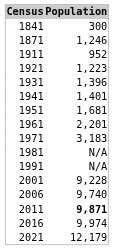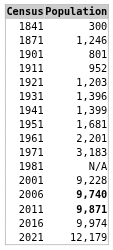+ row: (31, 54)
(92, 68) 1,223 -> (92, 82) 1,203
(92, 96) 1,401 -> (92, 110) 1,399
- row: (31, 167)
(92, 195) normal -> (92, 195) bold
